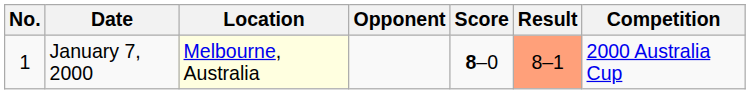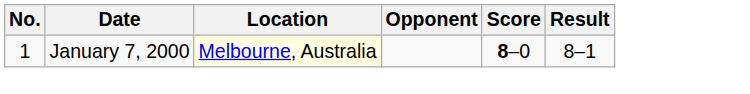- column: (664, 19)
(548, 61) lightsalmon background -> (580, 50) no background
